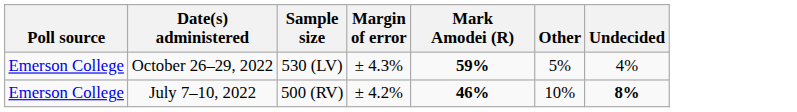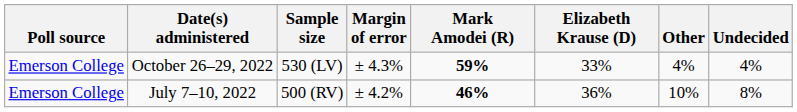+ column: (596, 28)
(560, 65) 5% -> (684, 65) 4%
(627, 93) bold -> (751, 93) normal
